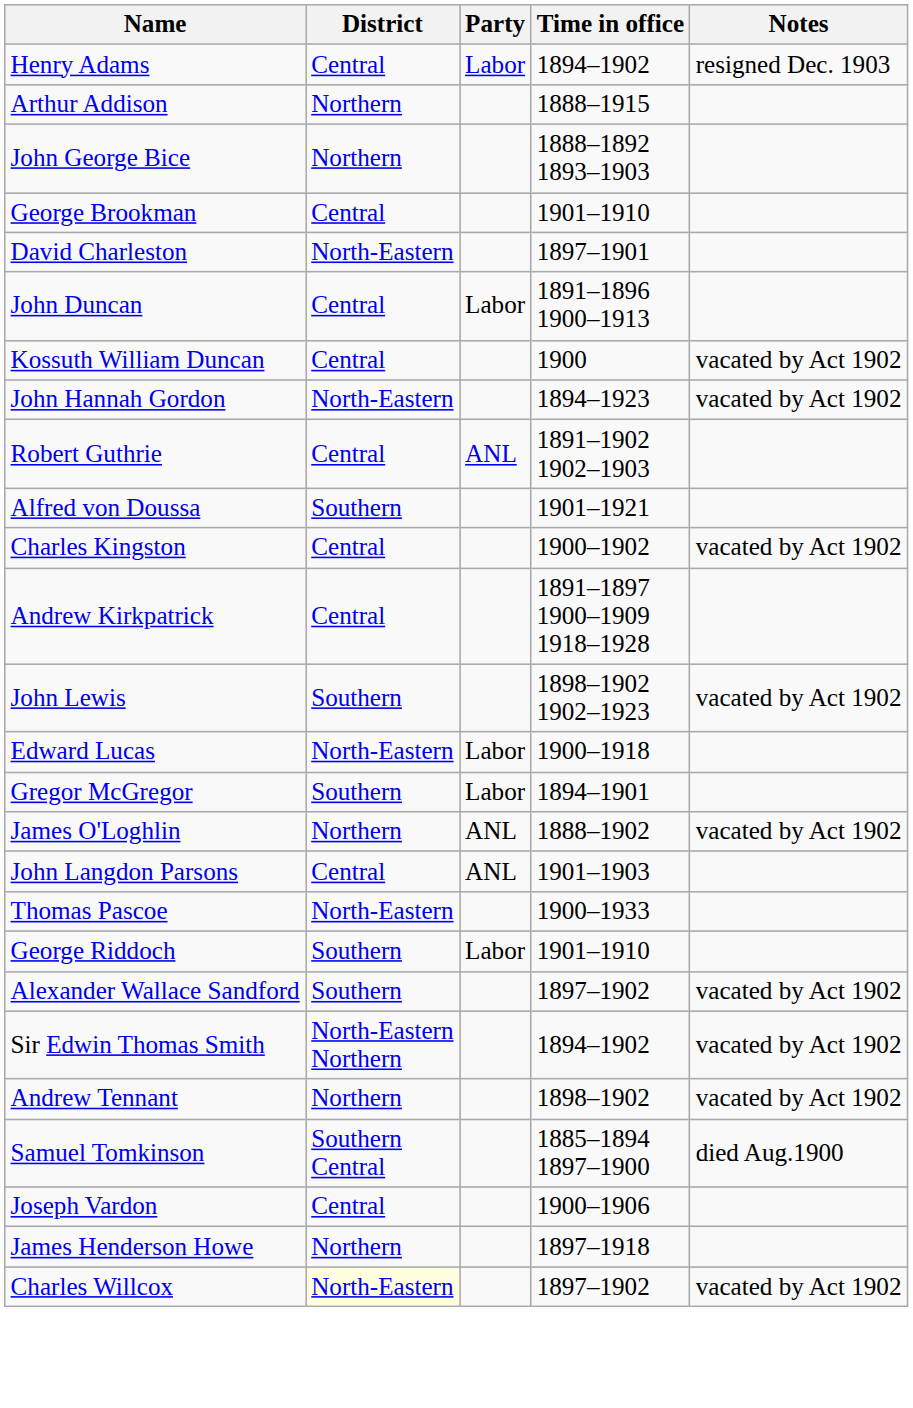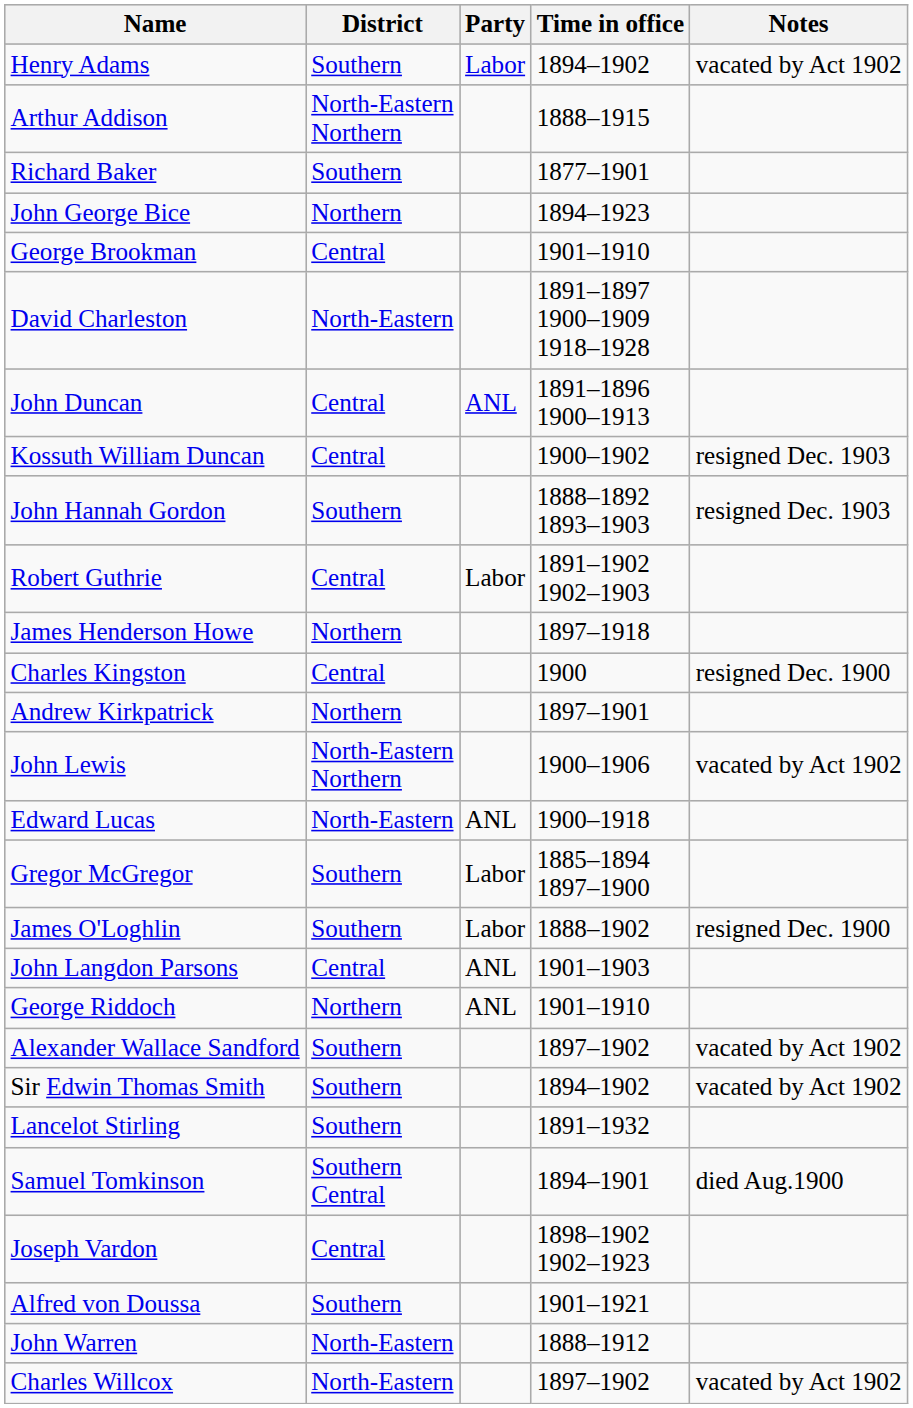(348, 64) Central -> (357, 64) Southern
(793, 64) resigned Dec. 1903 -> (799, 64) vacated by Act 1902
(357, 104) Northern -> (382, 118) North-Eastern Northern
+ row: (83, 172)
(593, 158) 1888–1892 1893–1903 -> (593, 212) 1894–1923
(593, 251) 1897–1901 -> (593, 319) 1891–1897 1900–1909 1918–1928
(495, 305) Labor -> (491, 402) ANL
(562, 359) 1900 -> (593, 456) 1900–1902
(799, 359) vacated by Act 1902 -> (793, 456) resigned Dec. 1903
(382, 399) North-Eastern -> (357, 510) Southern
(593, 399) 1894–1923 -> (593, 510) 1888–1892 1893–1903
(799, 399) vacated by Act 1902 -> (793, 510) resigned Dec. 1903
(491, 453) ANL -> (495, 578) Labor
rows swapped: (132, 1246) <-> (105, 507)
(593, 547) 1900–1902 -> (562, 672) 1900
(799, 547) vacated by Act 1902 -> (793, 672) resigned Dec. 1900
(348, 615) Central -> (357, 711) Northern
(593, 615) 1891–1897 1900–1909 1918–1928 -> (593, 711) 1897–1901
(357, 697) Southern -> (382, 765) North-Eastern Northern
(593, 697) 1898–1902 1902–1923 -> (593, 765) 1900–1906
(495, 751) Labor -> (491, 819) ANL
(593, 791) 1894–1901 -> (593, 873) 1885–1894 1897–1900
(357, 831) Northern -> (357, 927) Southern
(491, 831) ANL -> (495, 927) Labor
(799, 831) vacated by Act 1902 -> (793, 927) resigned Dec. 1900
- row: (89, 911)
(357, 950) Southern -> (357, 1007) Northern
(495, 950) Labor -> (491, 1007) ANL
(382, 1044) North-Eastern Northern -> (357, 1087) Southern
+ row: (95, 1126)
- row: (94, 1098)
(593, 1152) 1885–1894 1897–1900 -> (593, 1180) 1894–1901
(593, 1206) 1900–1906 -> (593, 1249) 1898–1902 1902–1923
+ row: (74, 1342)
(382, 1286) lightyellow background -> (382, 1382) no background
